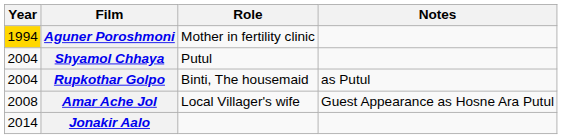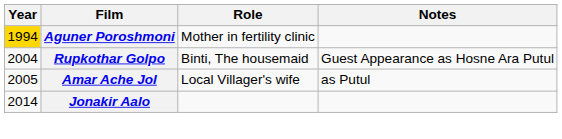- row: (109, 58)
(346, 79) as Putul -> (438, 58) Guest Appearance as Hosne Ara Putul
(23, 101) 2008 -> (23, 79) 2005
(438, 101) Guest Appearance as Hosne Ara Putul -> (346, 79) as Putul
